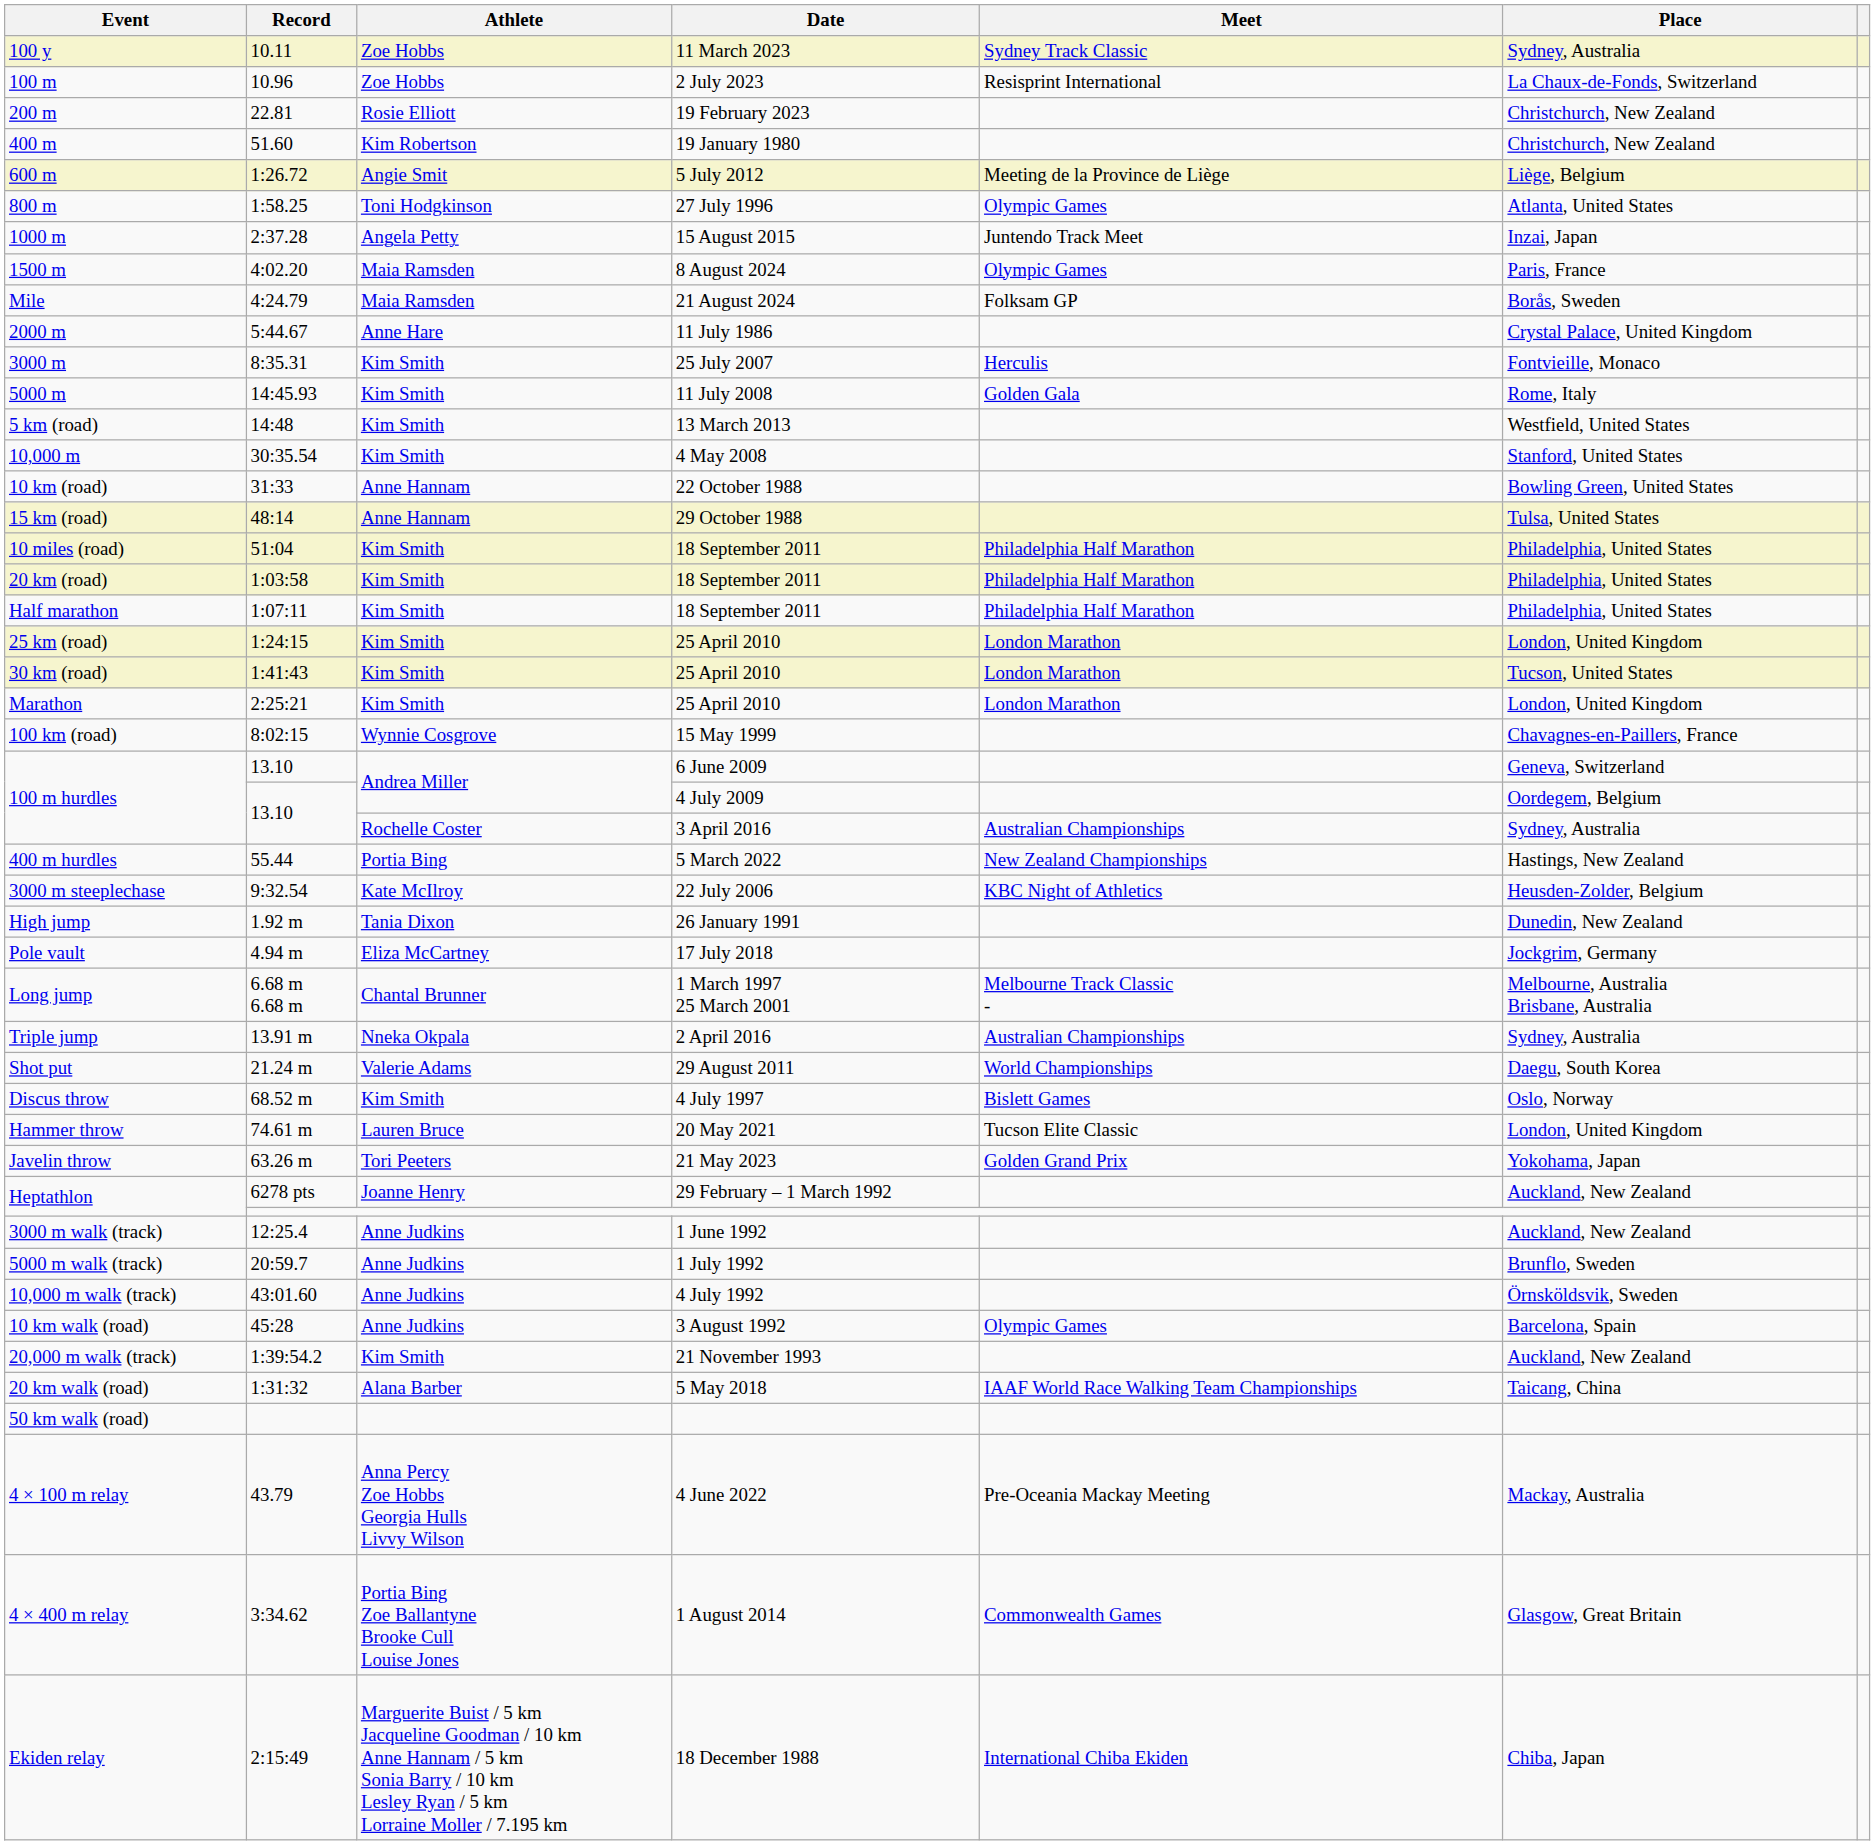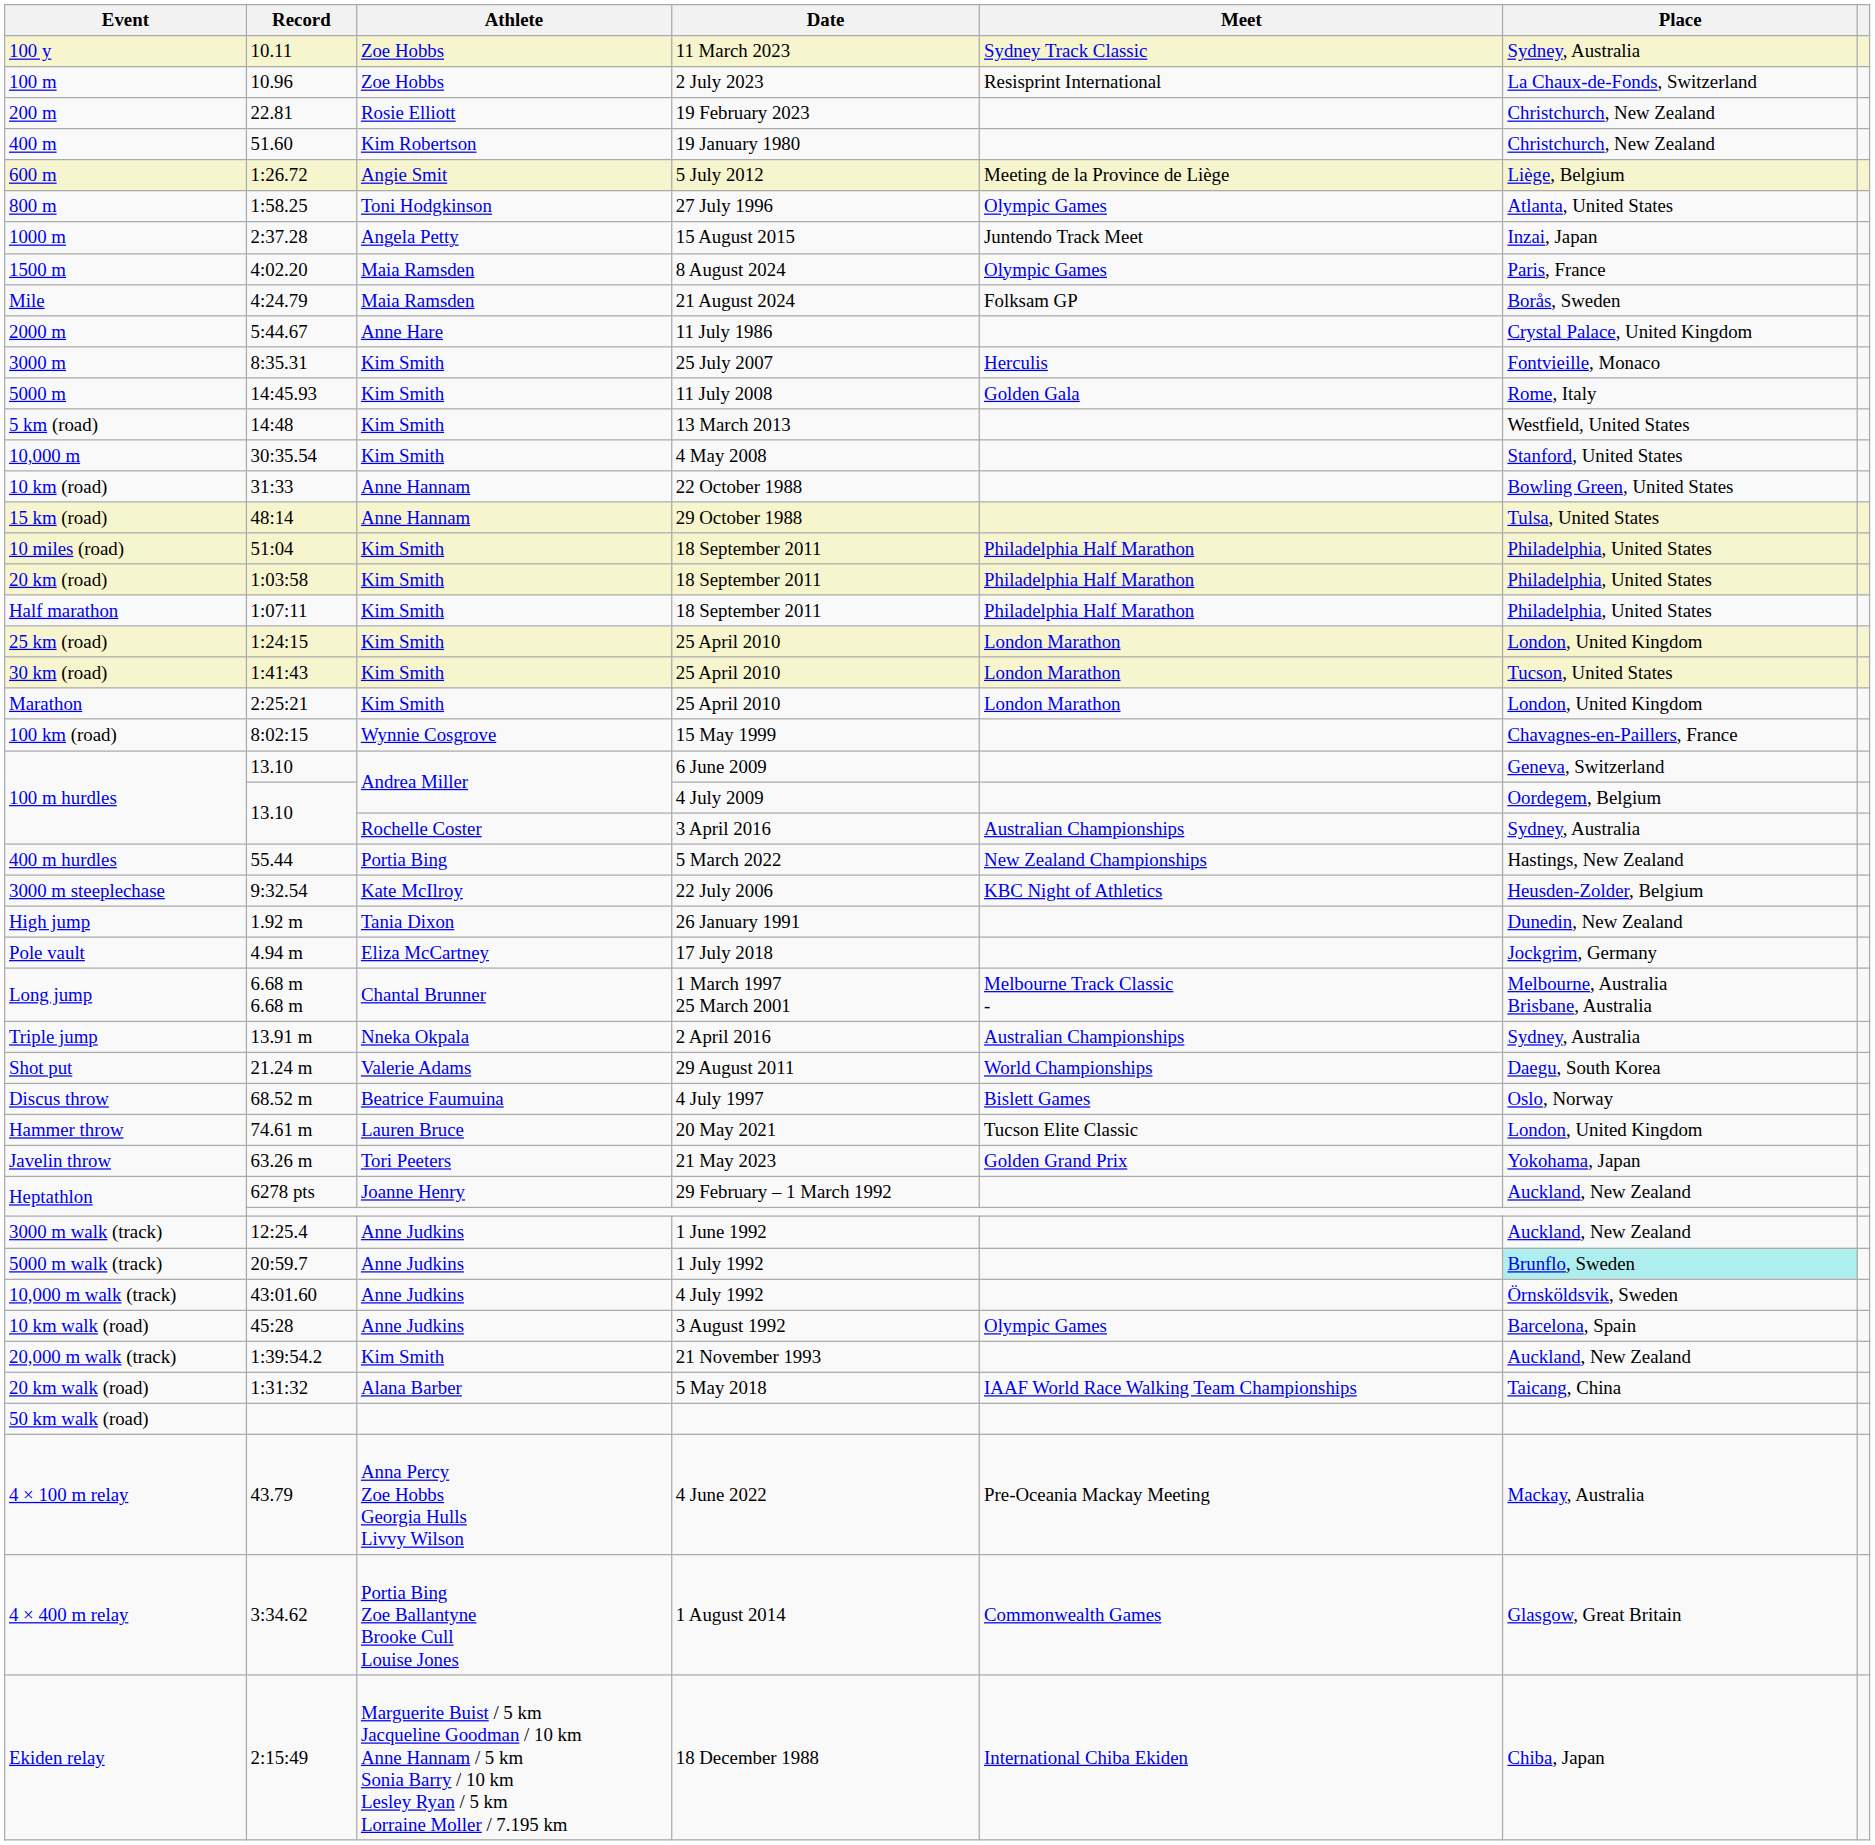(403, 1099) Kim Smith -> (432, 1099) Beatrice Faumuina
(1571, 1263) no background -> (1571, 1263) paleturquoise background
